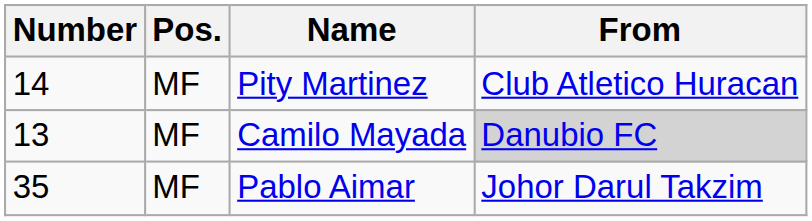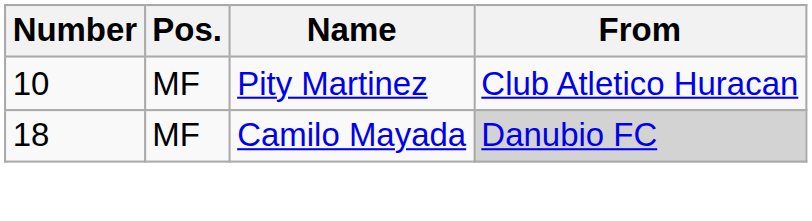(31, 82) 14 -> (31, 82) 10
(31, 135) 13 -> (31, 135) 18
- row: (326, 187)
